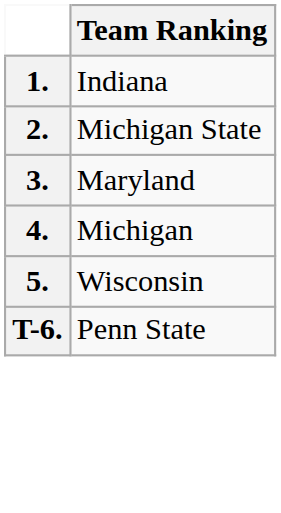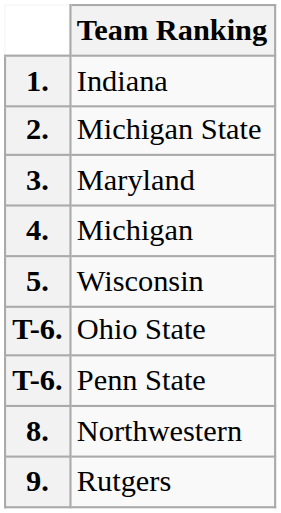+ row: (141, 330)
+ row: (159, 430)
+ row: (124, 480)
